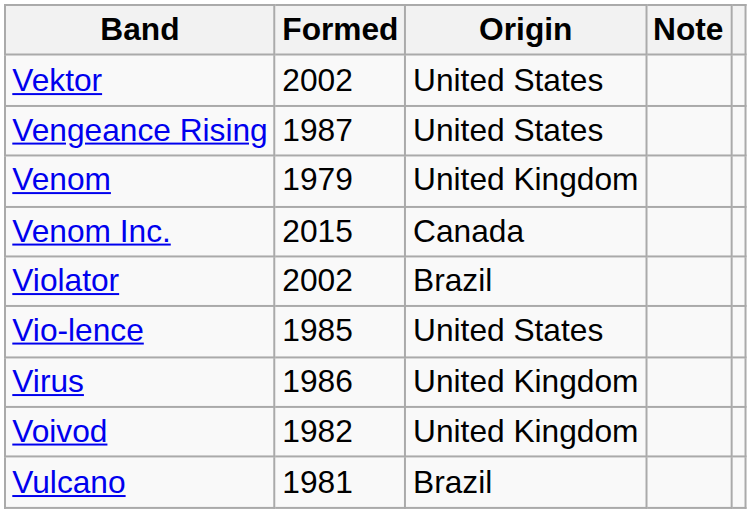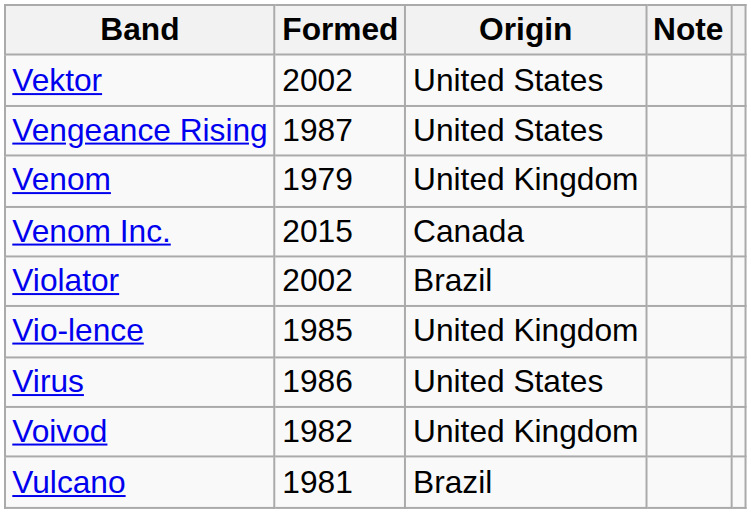(508, 331) United States -> (526, 331) United Kingdom
(526, 381) United Kingdom -> (508, 381) United States
